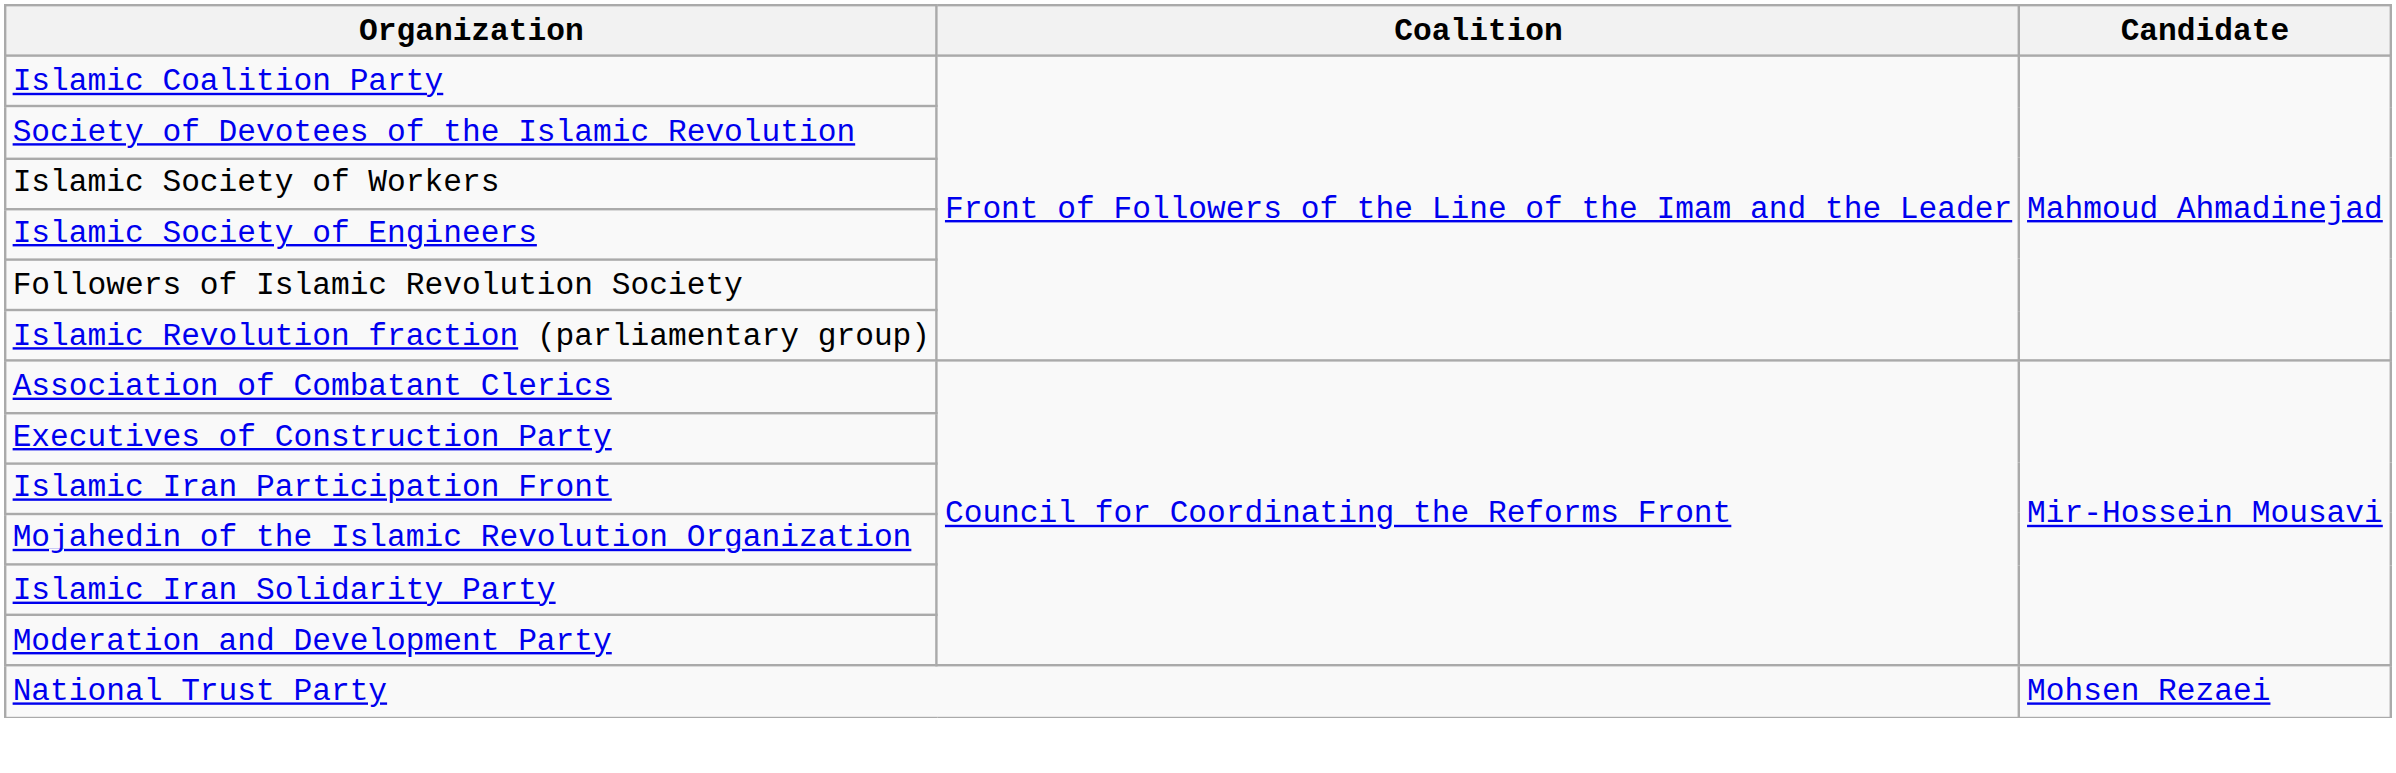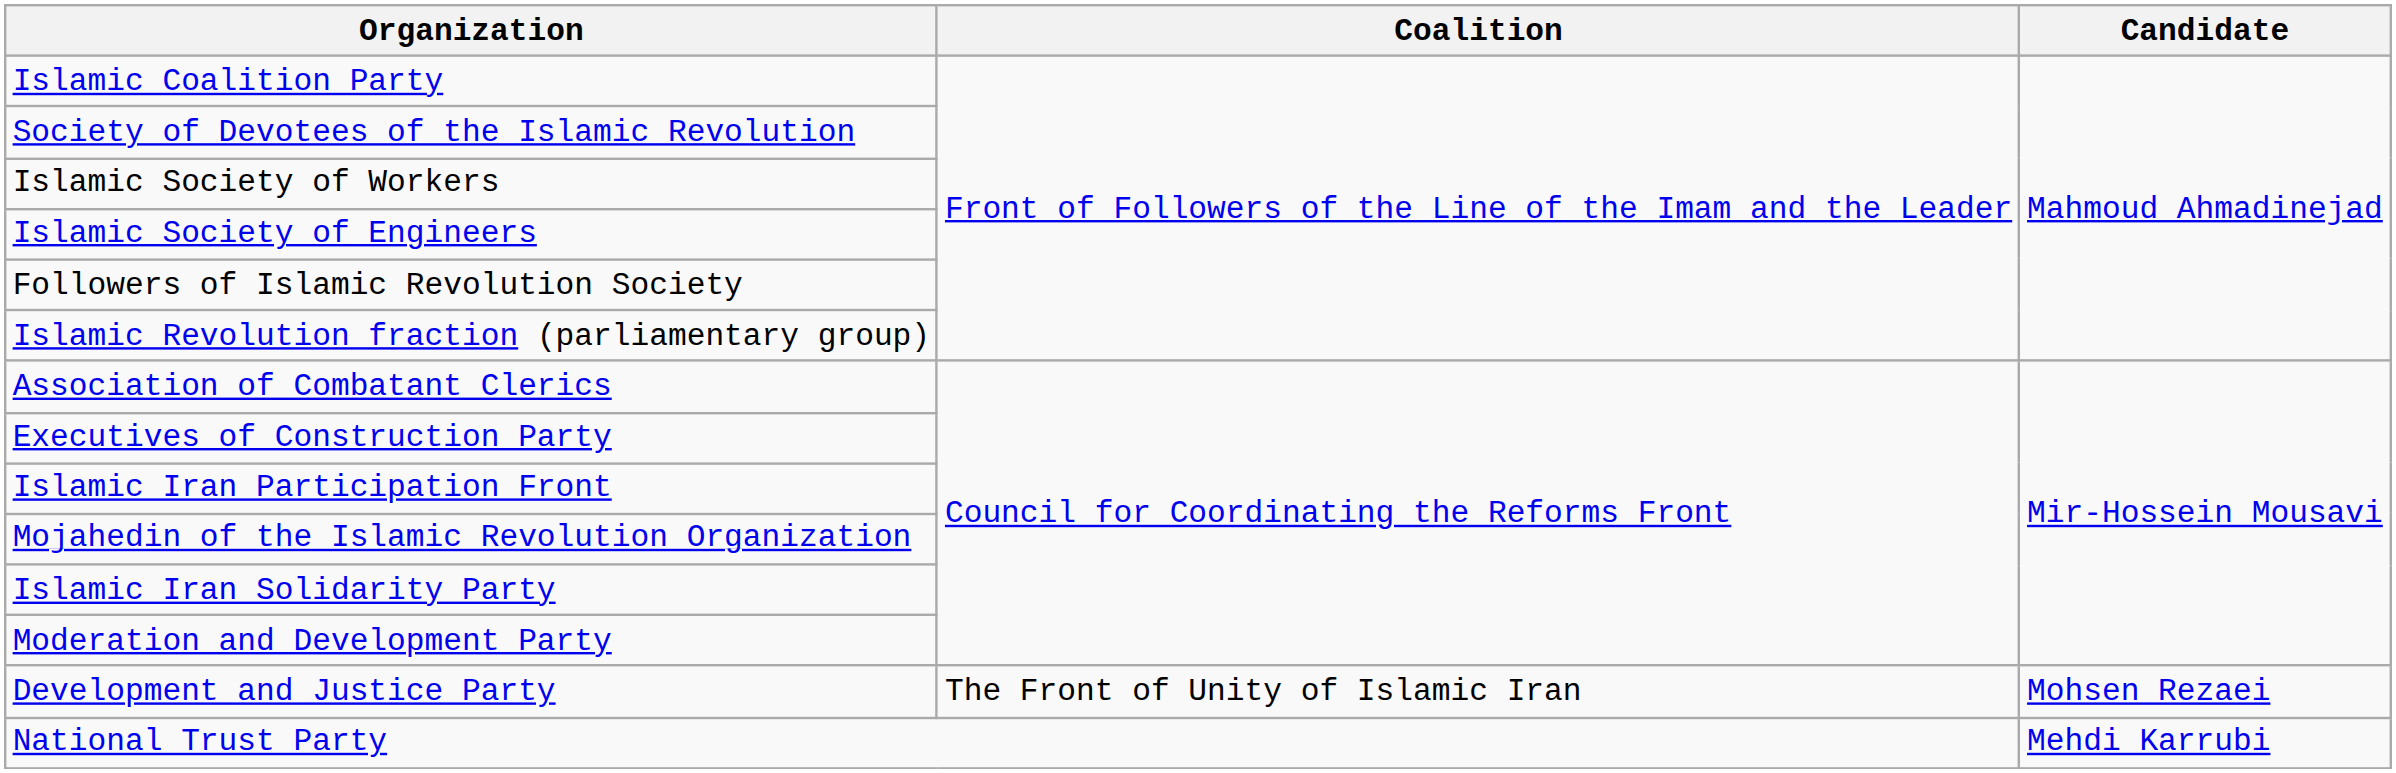+ row: (284, 692)
(2149, 692) Mohsen Rezaei -> (2149, 743) Mehdi Karrubi
